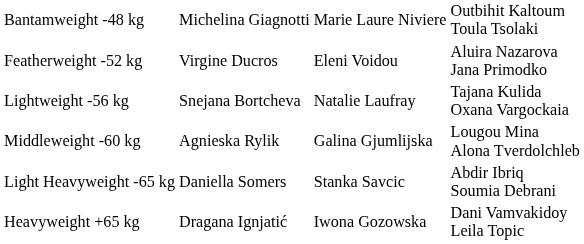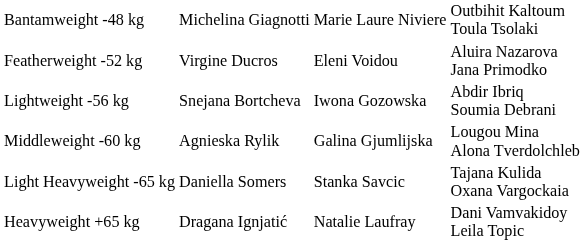(365, 101) Natalie Laufray -> (370, 101) Iwona Gozowska
(510, 101) Tajana Kulida Oxana Vargockaia -> (503, 101) Abdir Ibriq Soumia Debrani
(503, 181) Abdir Ibriq Soumia Debrani -> (510, 181) Tajana Kulida Oxana Vargockaia
(370, 222) Iwona Gozowska -> (365, 222) Natalie Laufray
